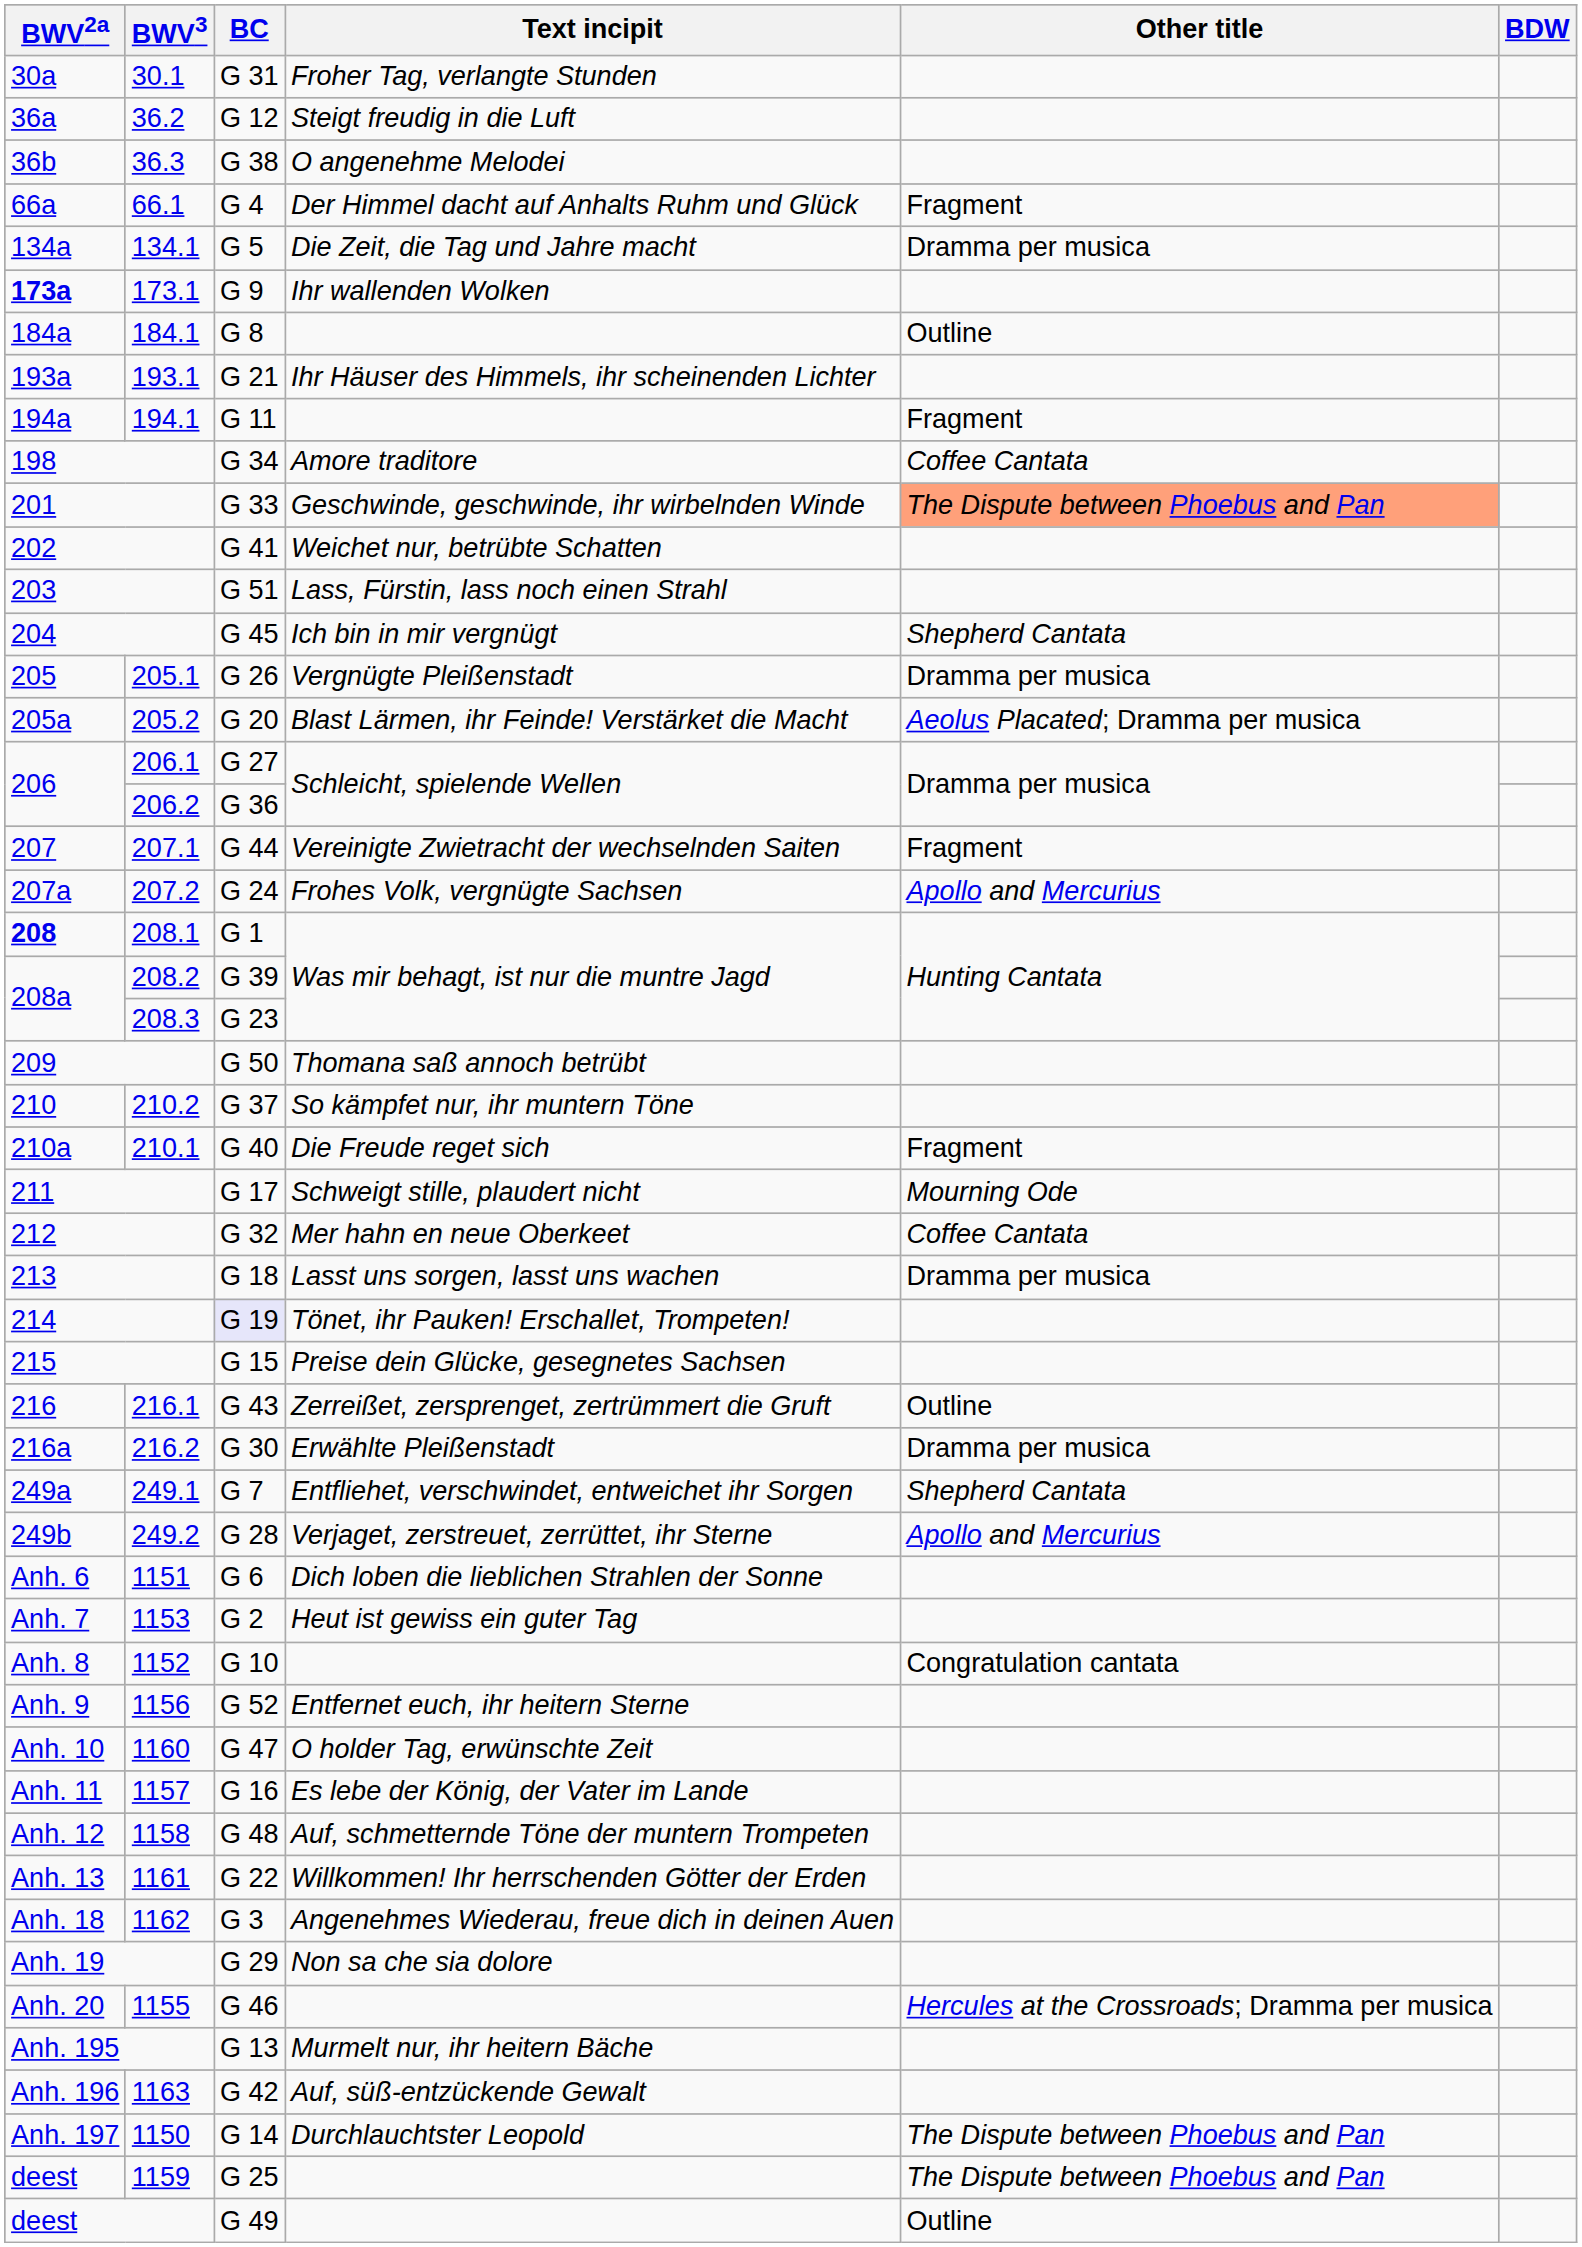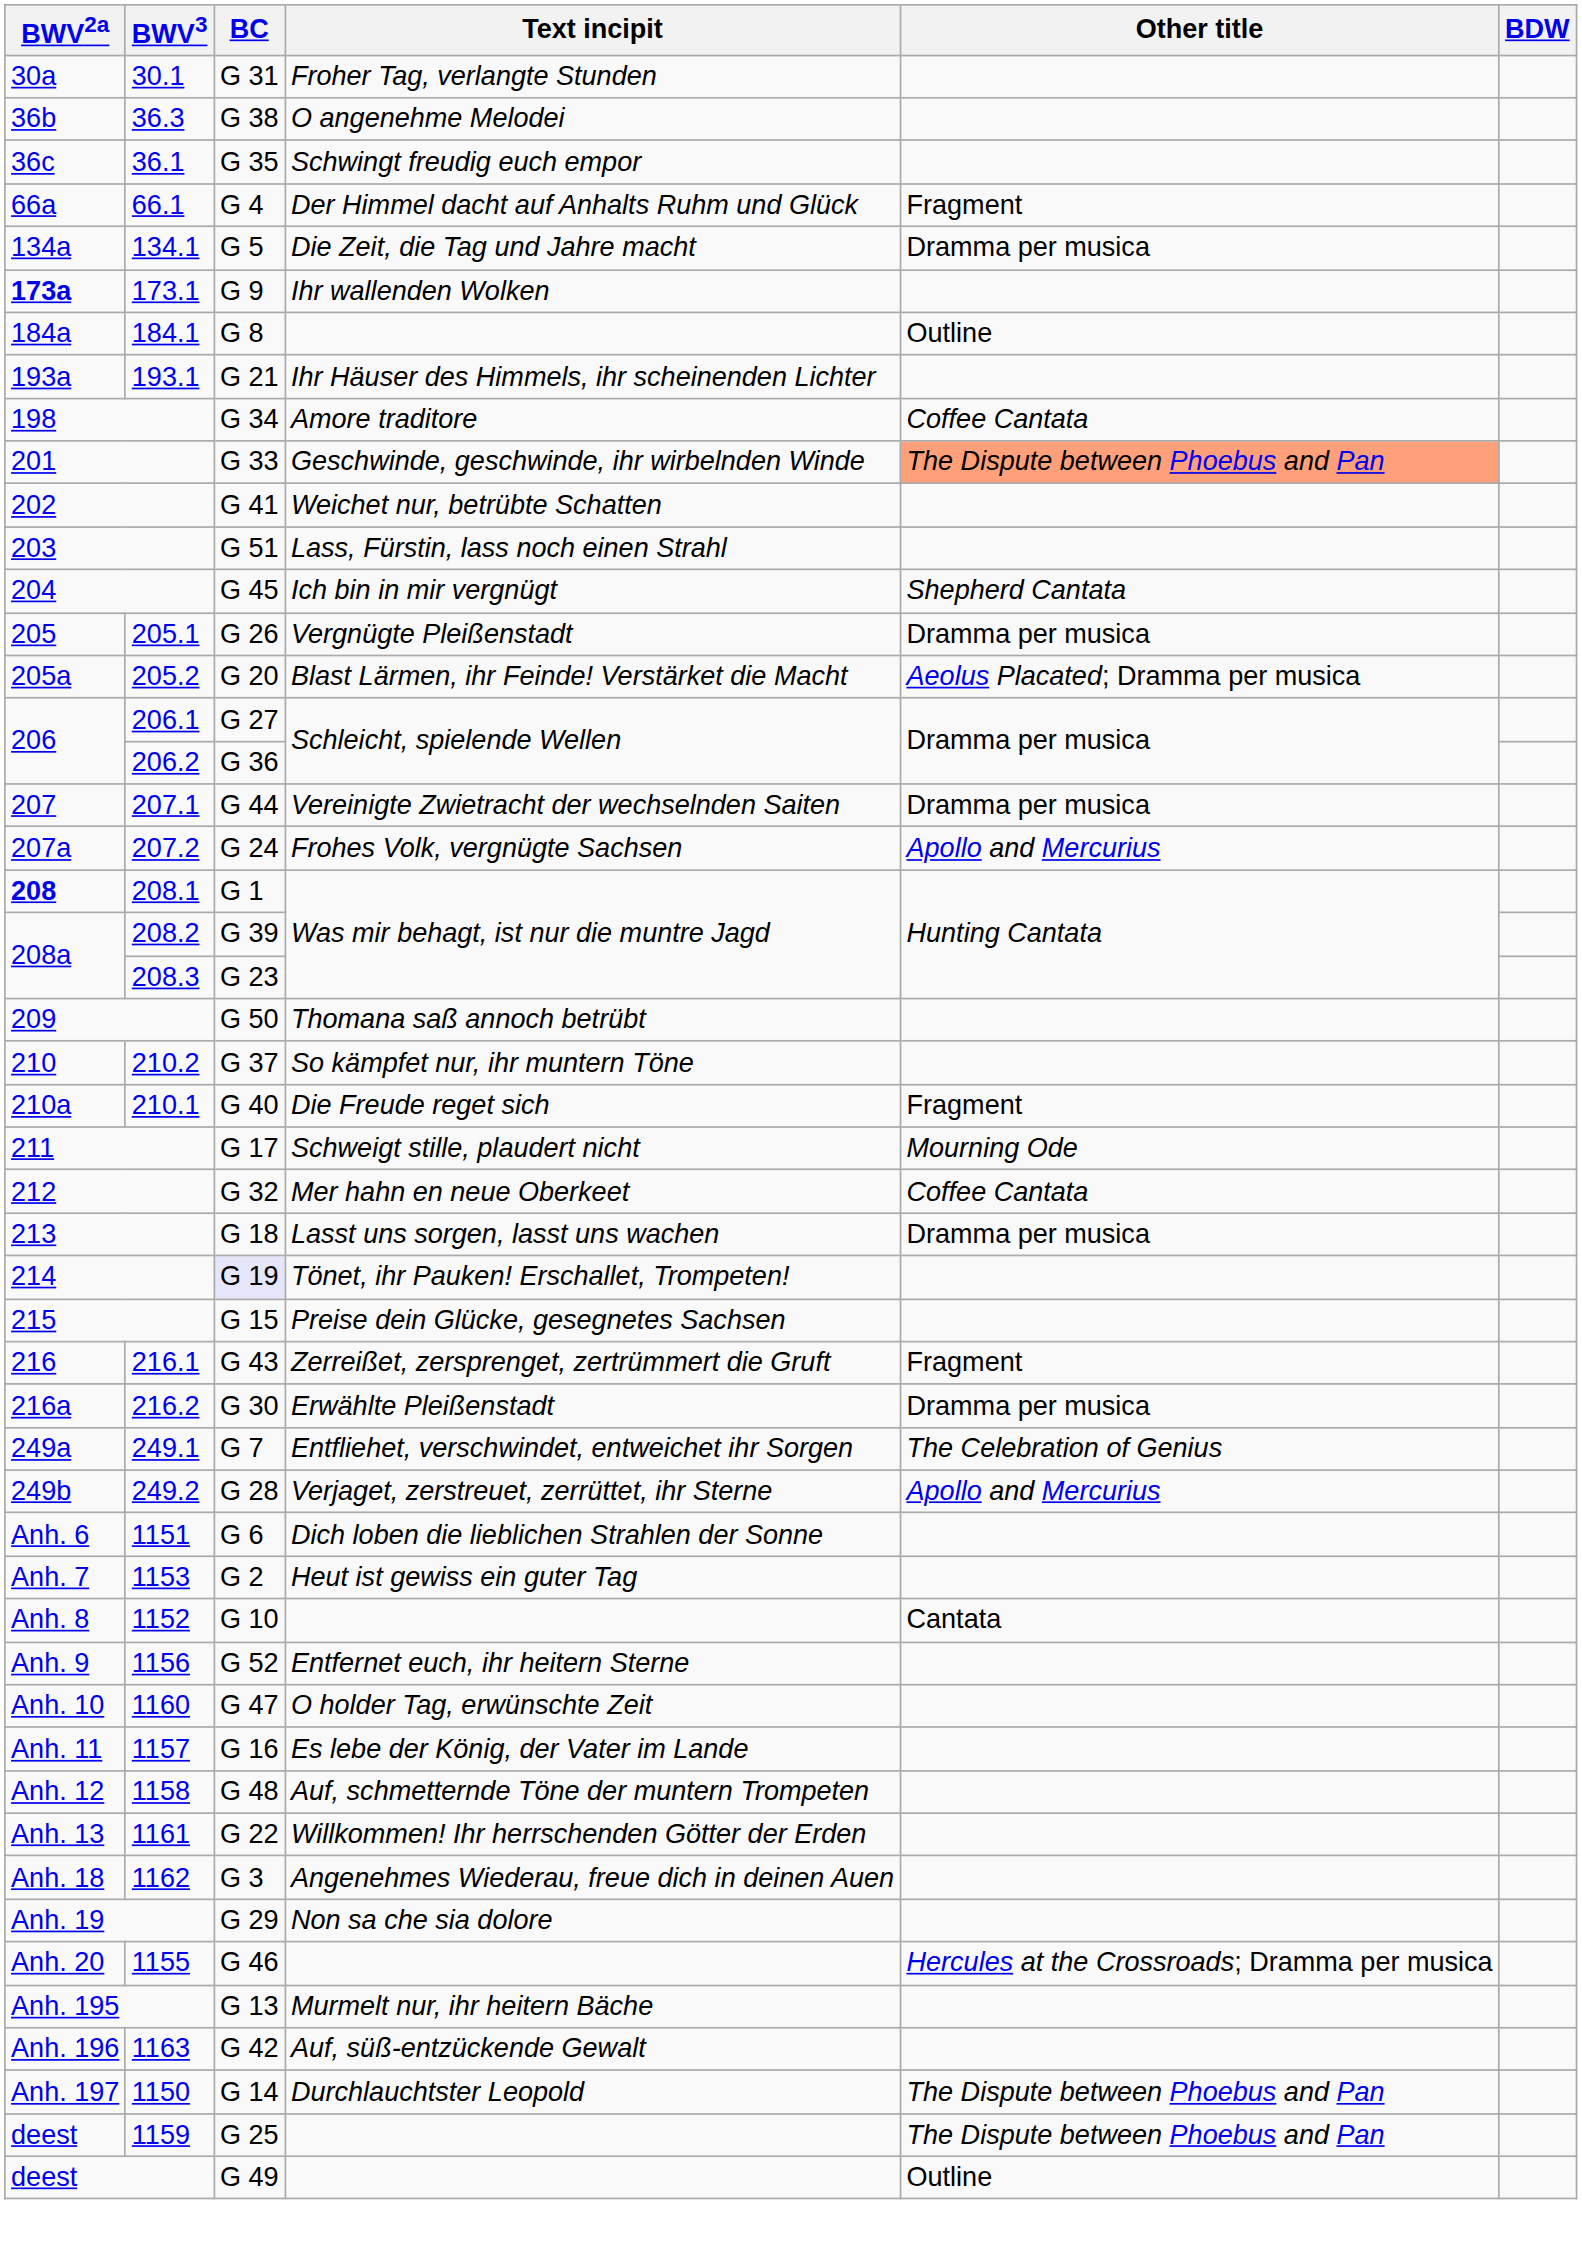- row: (158, 119)
+ row: (158, 161)
- row: (166, 419)
(964, 848) Fragment -> (1028, 805) Dramma per musica
(949, 1405) Outline -> (964, 1362) Fragment
(1016, 1491) Shepherd Cantata -> (1064, 1448) The Celebration of Genius
(1043, 1662) Congratulation cantata -> (954, 1619) Cantata
